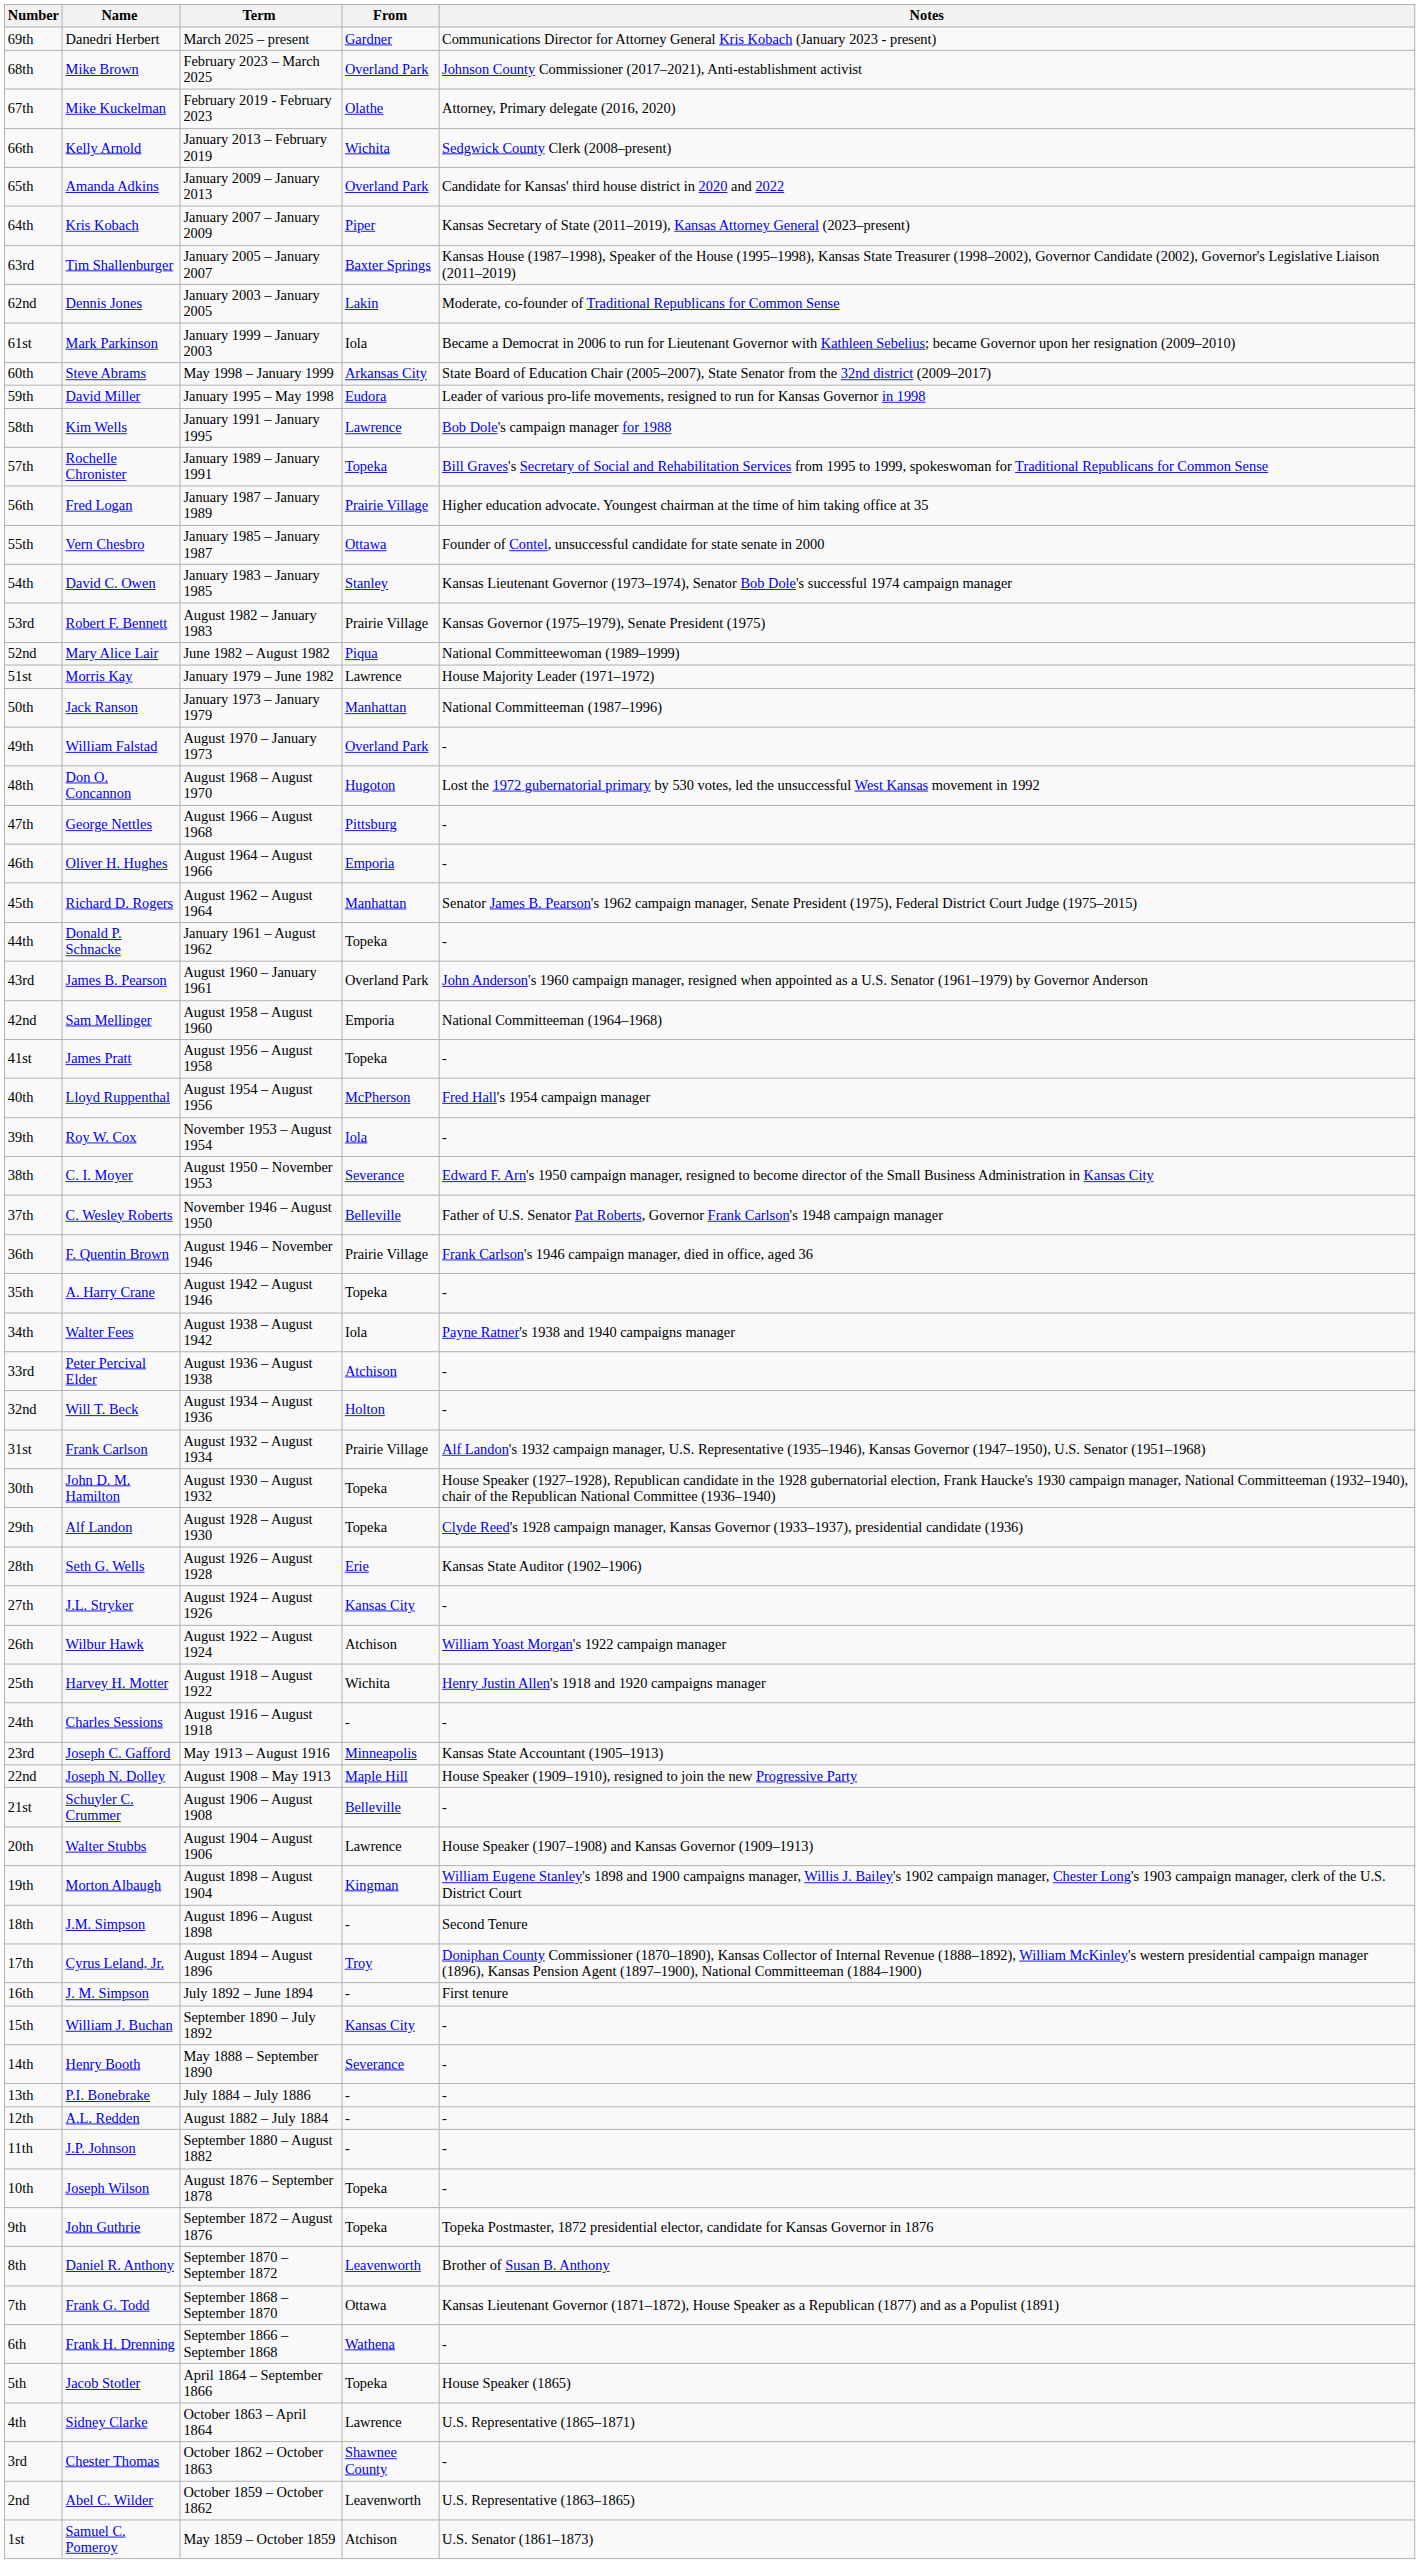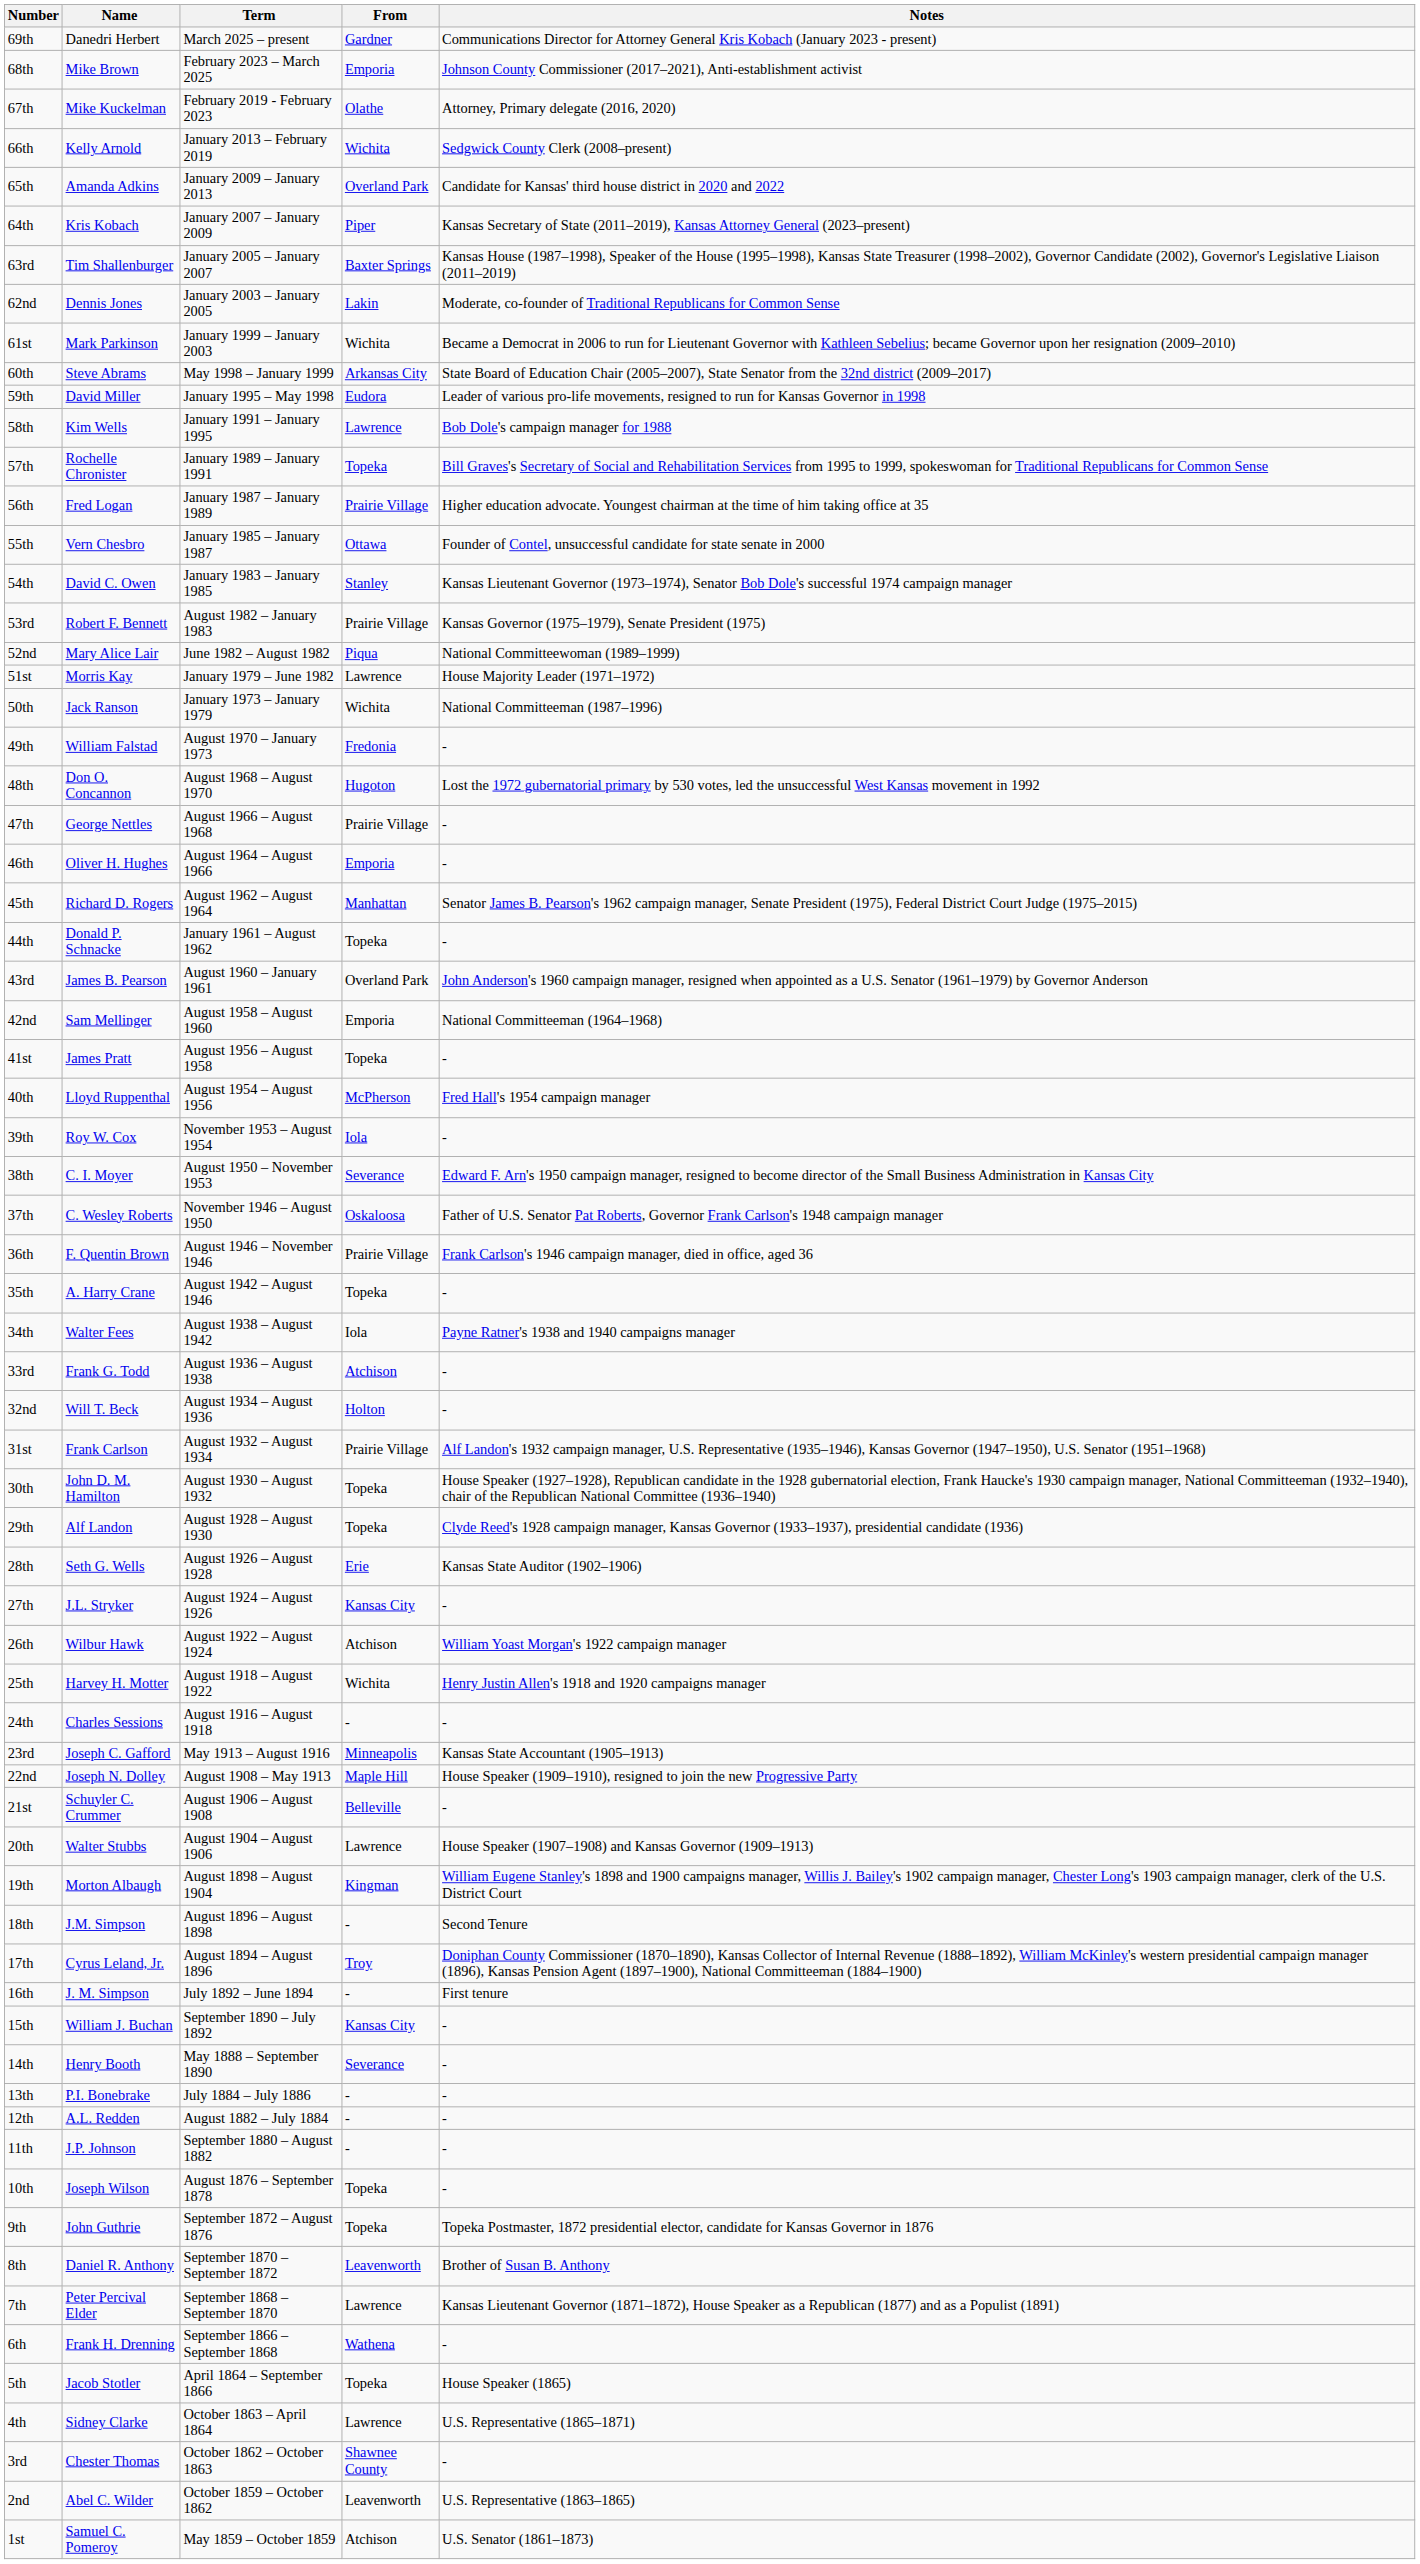(387, 69) Overland Park -> (370, 69) Emporia
(356, 342) Iola -> (367, 342) Wichita
(376, 707) Manhattan -> (367, 707) Wichita
(387, 746) Overland Park -> (370, 746) Fredonia
(371, 824) Pittsburg -> (386, 824) Prairie Village
(373, 1215) Belleville -> (375, 1215) Oskaloosa
(106, 1371) Peter Percival Elder -> (108, 1371) Frank G. Todd
(108, 2305) Frank G. Todd -> (106, 2305) Peter Percival Elder
(366, 2305) Ottawa -> (373, 2305) Lawrence
